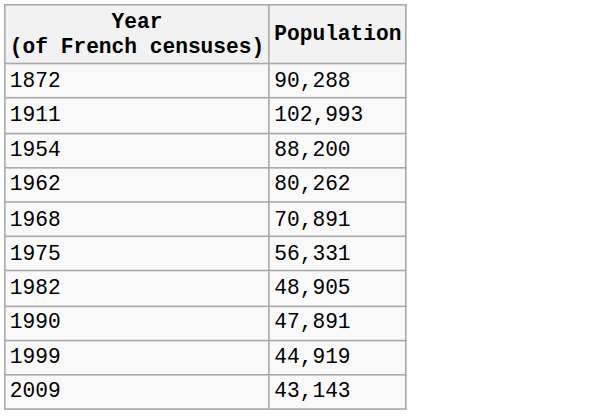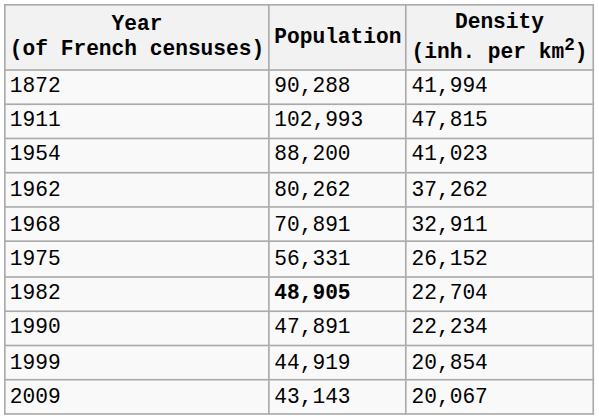+ column: (499, 37)
(312, 288) normal -> (312, 294) bold
